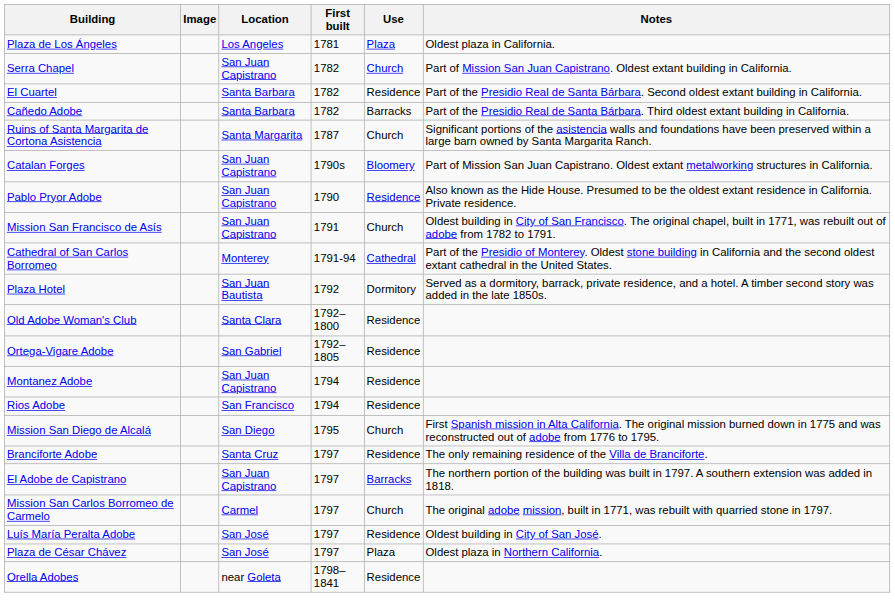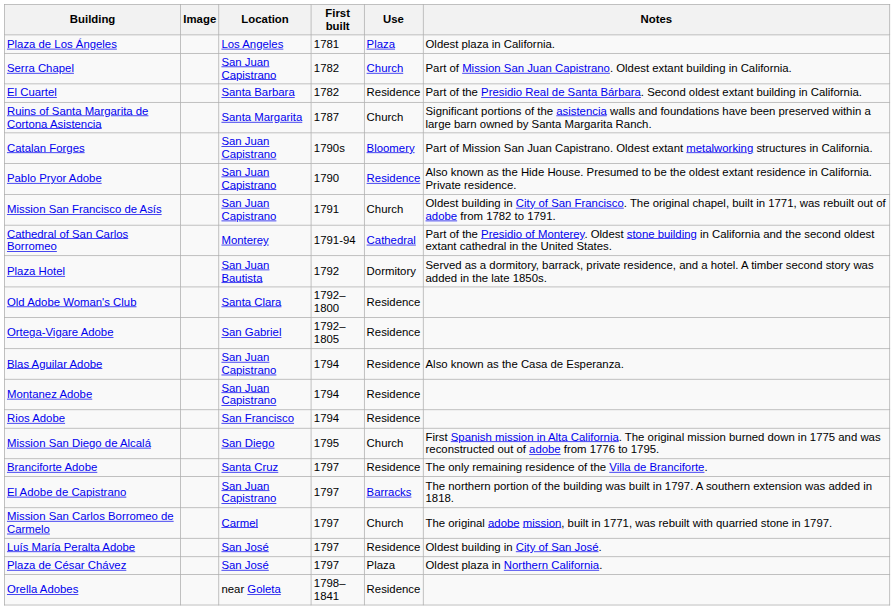- row: (45, 111)
+ row: (55, 363)
